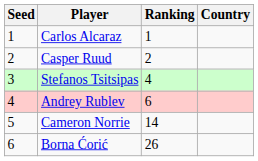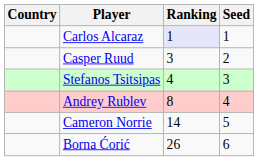columns swapped: (225, 15) <-> (21, 15)
(148, 36) no background -> (170, 36) lavender background
(148, 58) 2 -> (170, 58) 3
(148, 101) 6 -> (170, 101) 8
